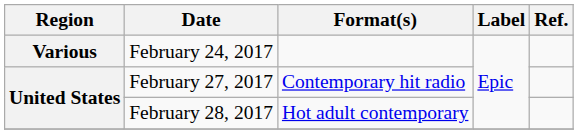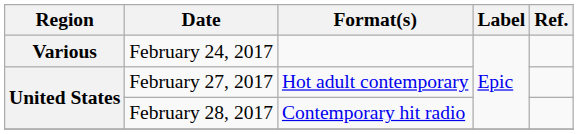(374, 81) Contemporary hit radio -> (375, 81) Hot adult contemporary
(375, 112) Hot adult contemporary -> (374, 112) Contemporary hit radio
